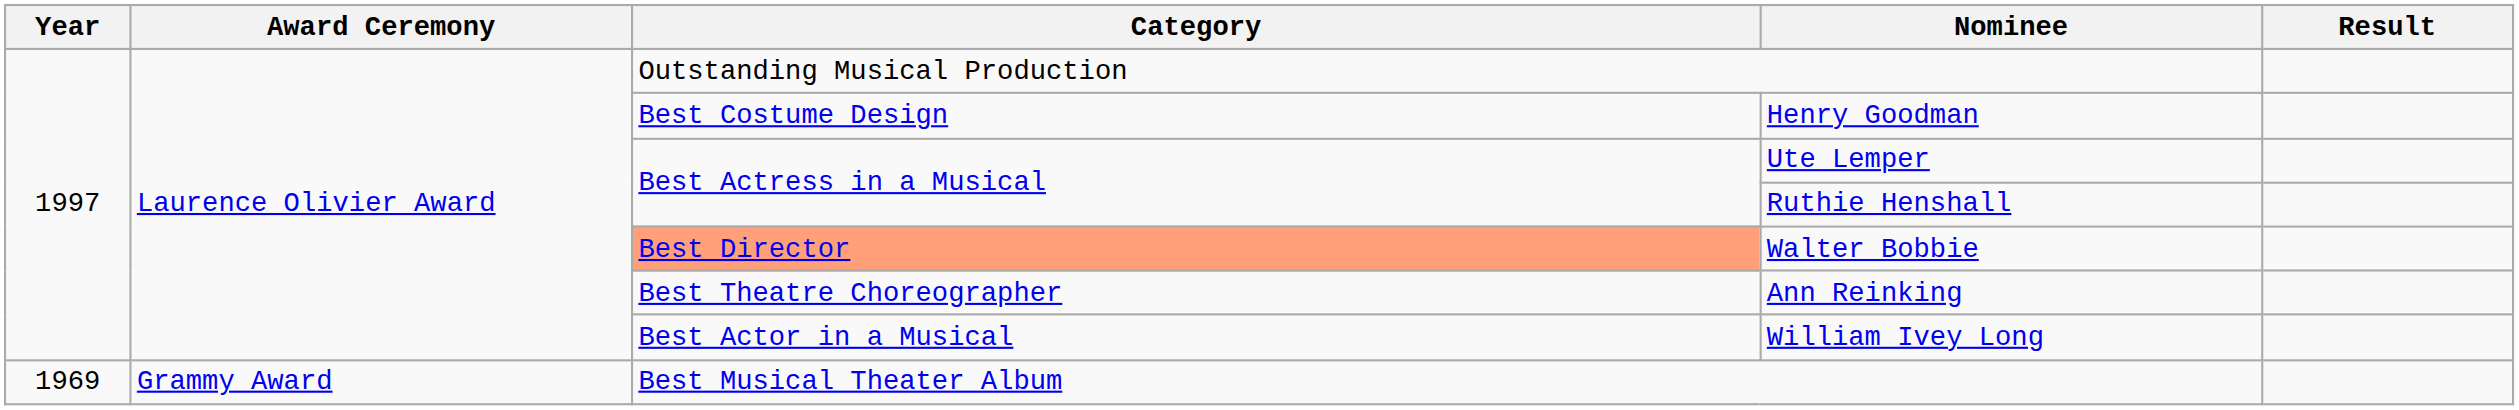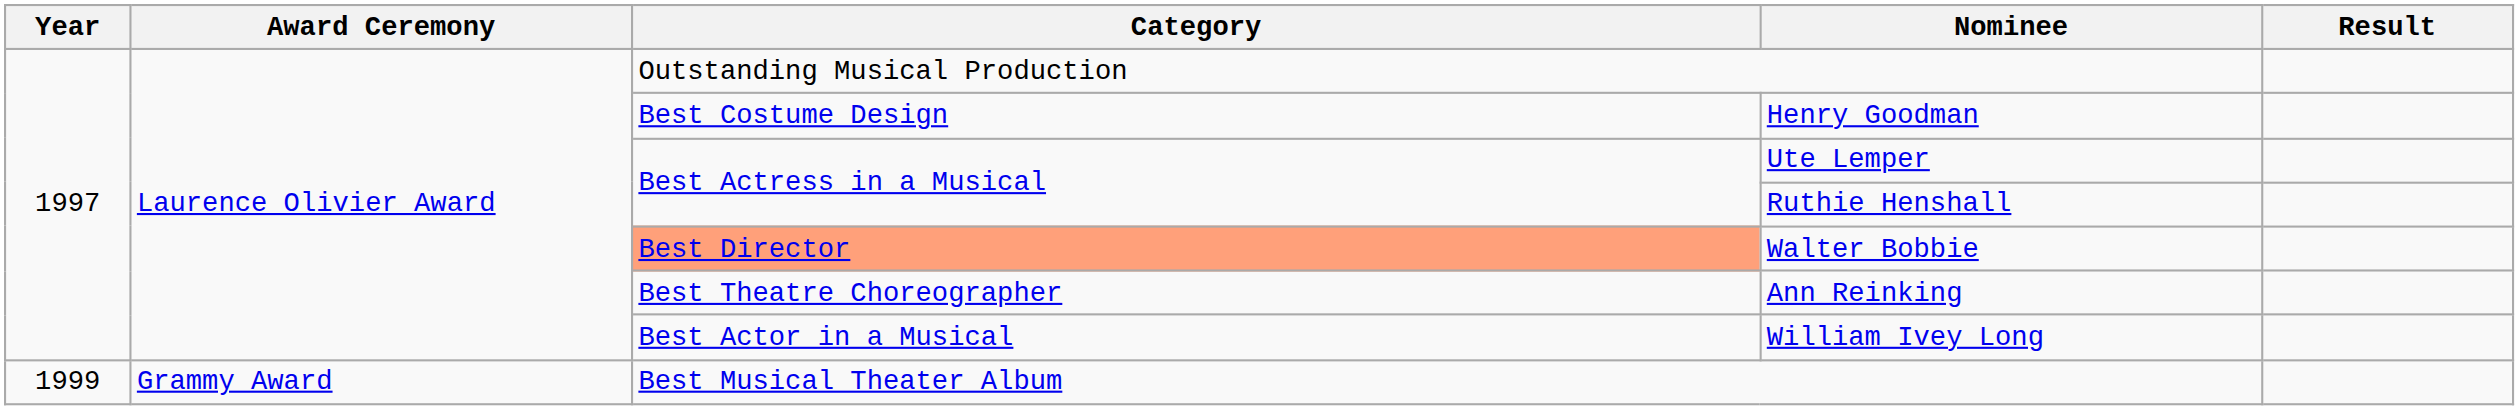(68, 381) 1969 -> (68, 381) 1999
